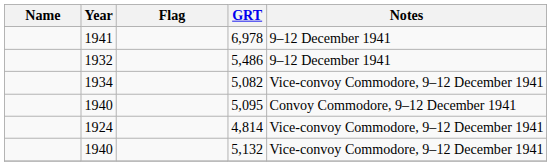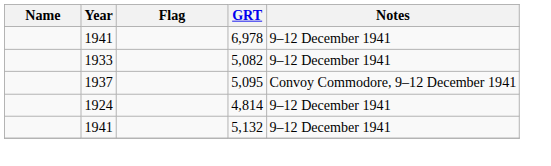- row: (247, 60)
(99, 82) 1934 -> (99, 60) 1933
(407, 82) Vice-convoy Commodore, 9–12 December 1941 -> (330, 60) 9–12 December 1941
(99, 104) 1940 -> (99, 82) 1937
(407, 127) Vice-convoy Commodore, 9–12 December 1941 -> (330, 104) 9–12 December 1941
(99, 149) 1940 -> (99, 127) 1941
(407, 149) Vice-convoy Commodore, 9–12 December 1941 -> (330, 127) 9–12 December 1941
